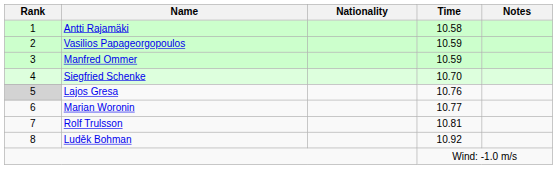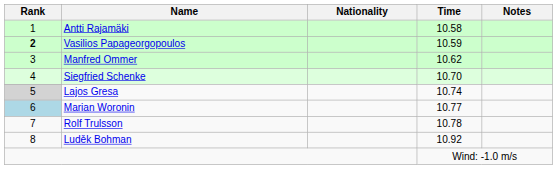(33, 44) normal -> (33, 44) bold
(449, 60) 10.59 -> (449, 60) 10.62
(449, 92) 10.76 -> (449, 92) 10.74
(33, 108) no background -> (33, 108) lightblue background
(449, 124) 10.81 -> (449, 124) 10.78
